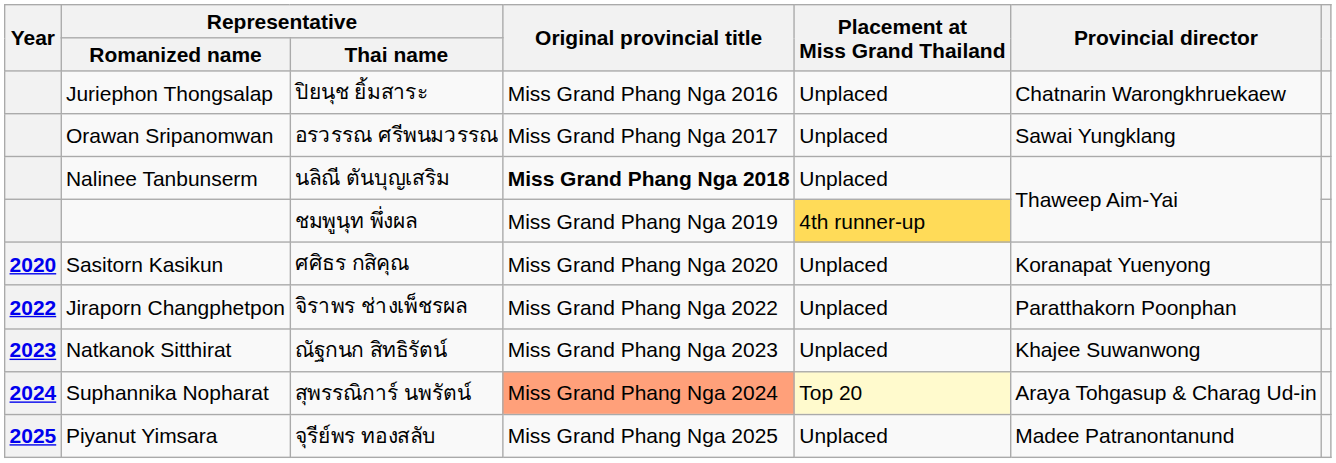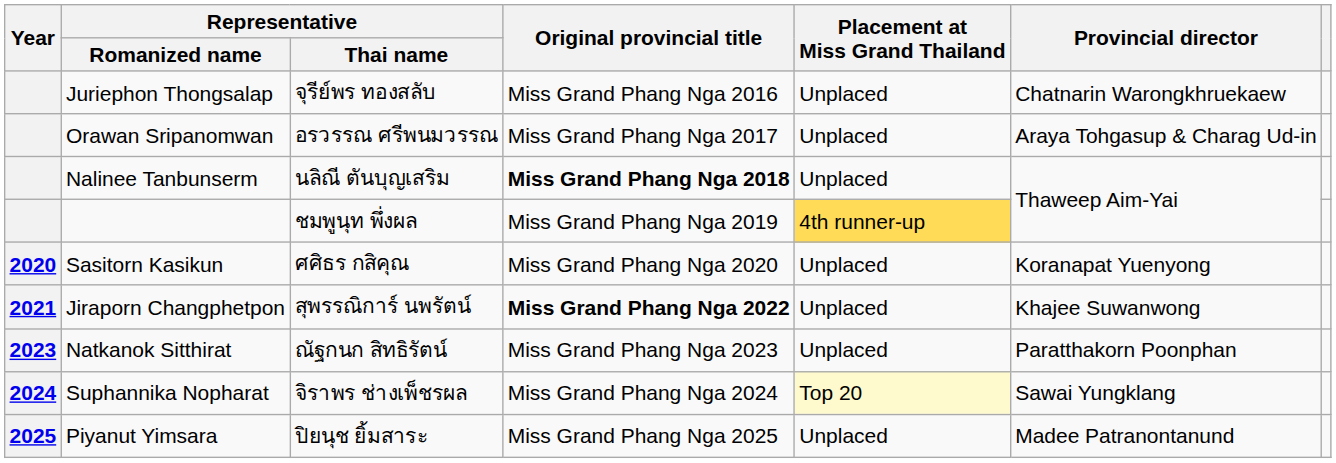(361, 92) ปิยนุช ยิ้มสาระ -> (365, 92) จุรีย์พร ทองสลับ
(1095, 136) Sawai Yungklang -> (1166, 136) Araya Tohgasup & Charag Ud-in
(33, 307) 2022 -> (33, 307) 2021
(381, 306) จิราพร ช่างเพ็ชรผล -> (383, 306) สุพรรณิการ์ นพรัตน์
(643, 307) normal -> (649, 307) bold
(1126, 307) Paratthakorn Poonphan -> (1108, 307) Khajee Suwanwong
(1108, 350) Khajee Suwanwong -> (1126, 350) Paratthakorn Poonphan
(383, 392) สุพรรณิการ์ นพรัตน์ -> (381, 392) จิราพร ช่างเพ็ชรผล
(643, 393) lightsalmon background -> (643, 393) no background
(1166, 393) Araya Tohgasup & Charag Ud-in -> (1095, 393) Sawai Yungklang
(365, 435) จุรีย์พร ทองสลับ -> (361, 435) ปิยนุช ยิ้มสาระ
